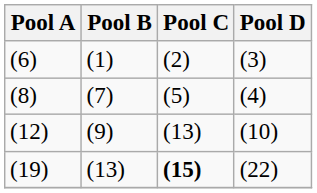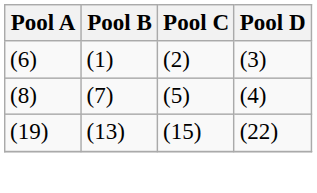- row: (29, 132)
(182, 168) bold -> (182, 132) normal
